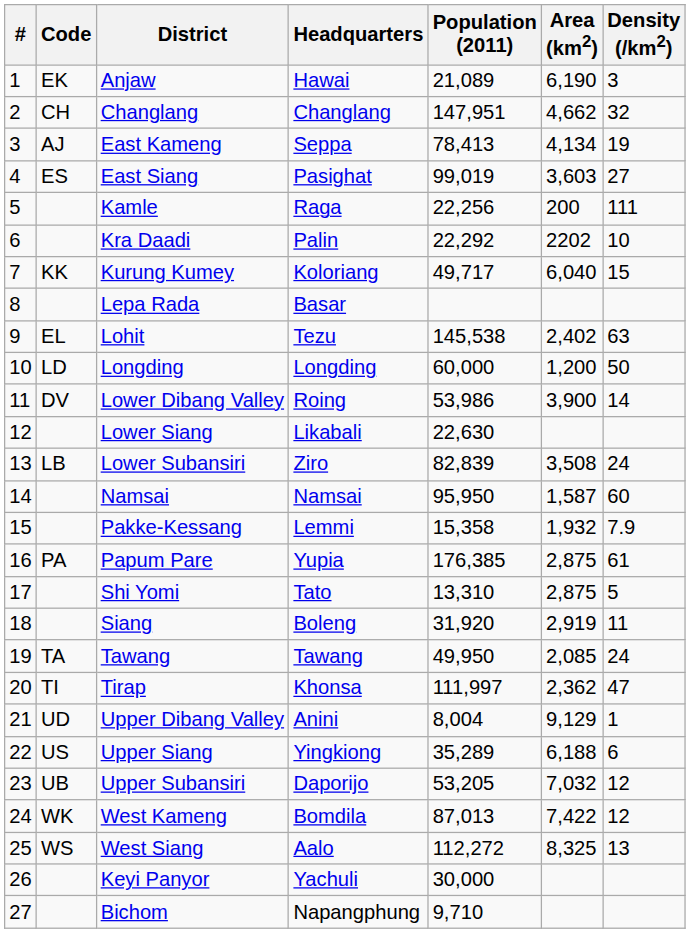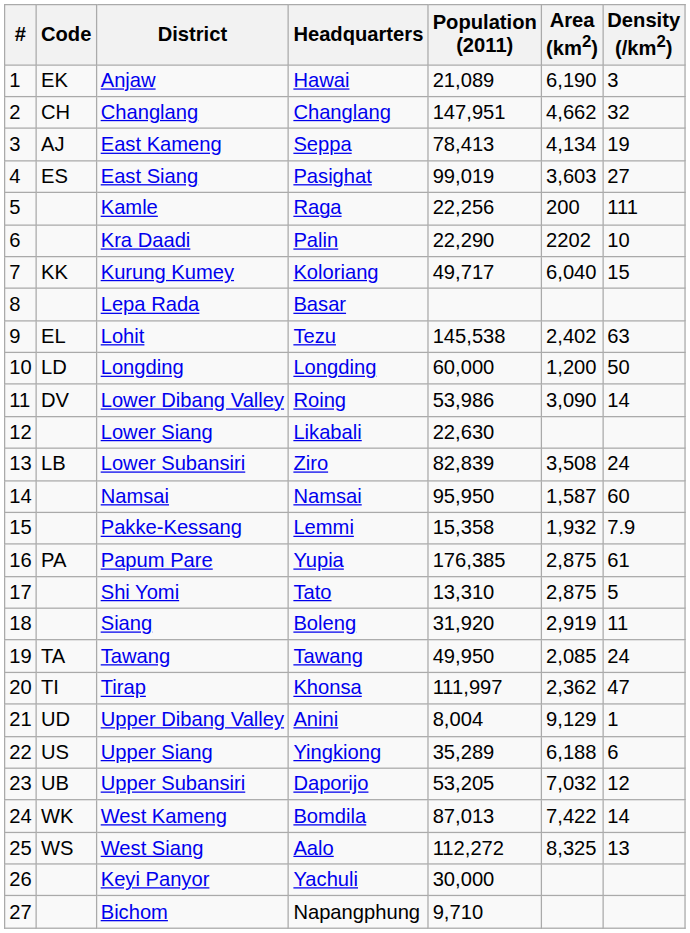(463, 240) 22,292 -> (463, 240) 22,290
(571, 400) 3,900 -> (571, 400) 3,090
(619, 815) 12 -> (619, 815) 14
